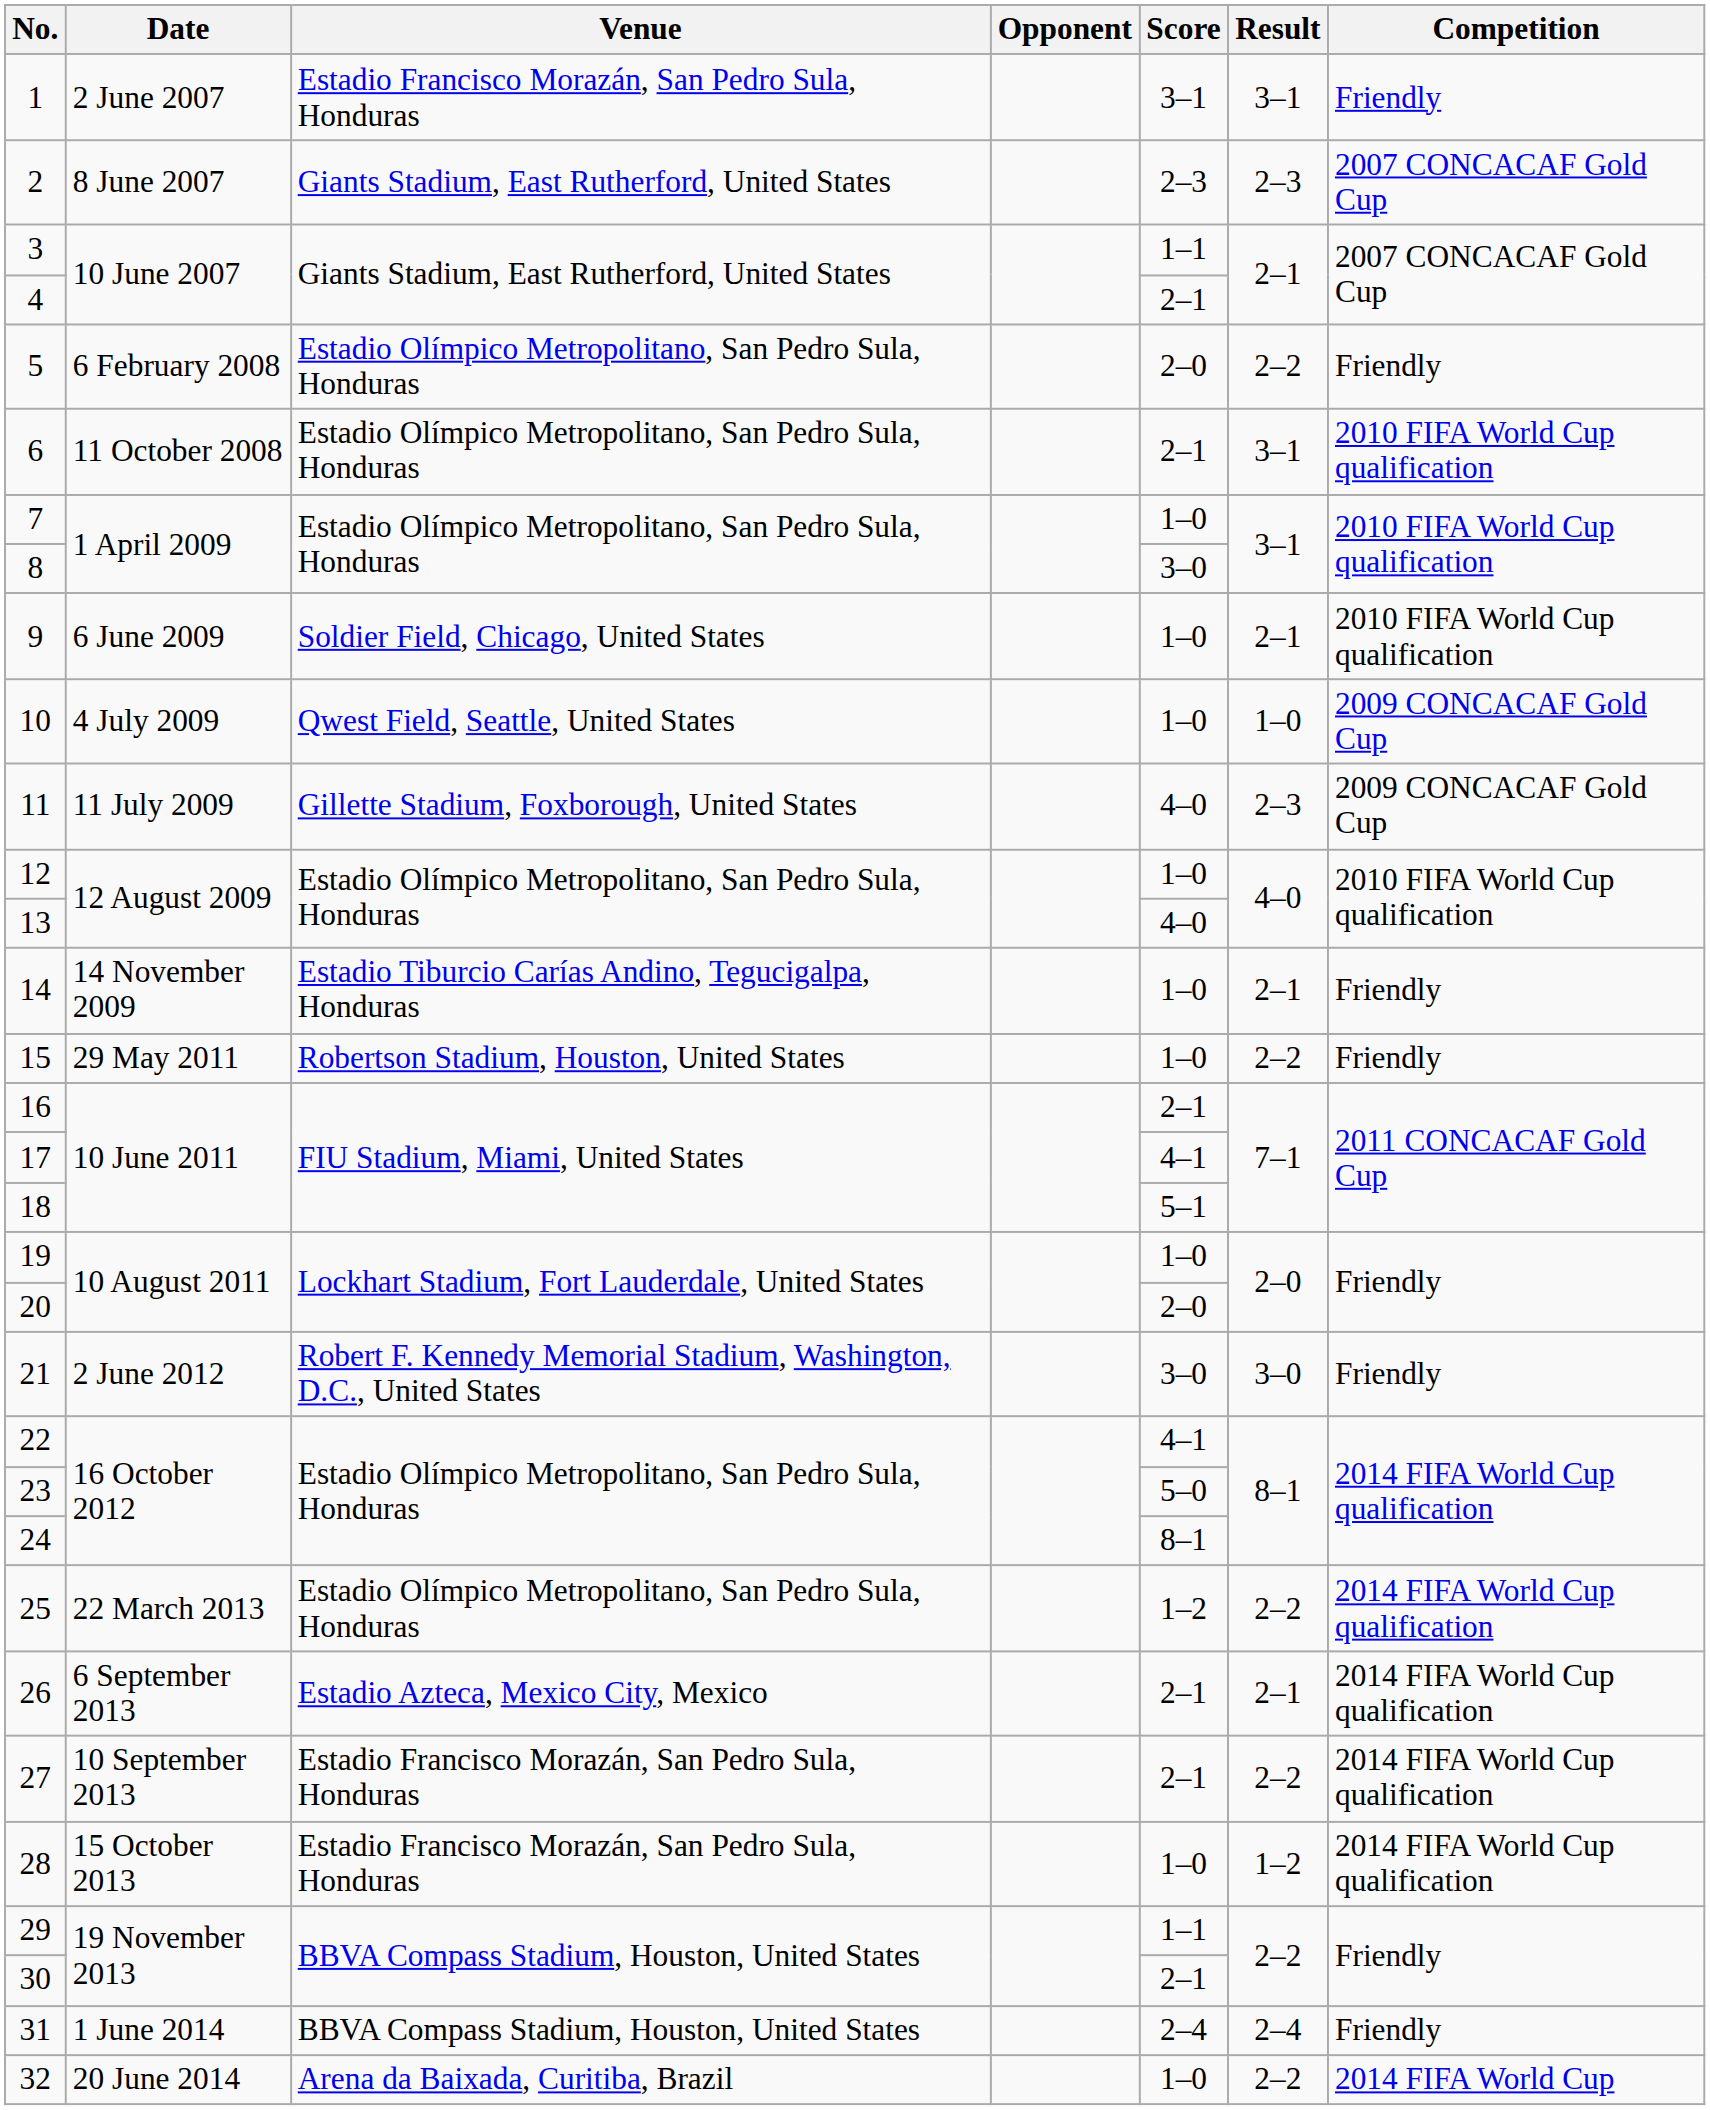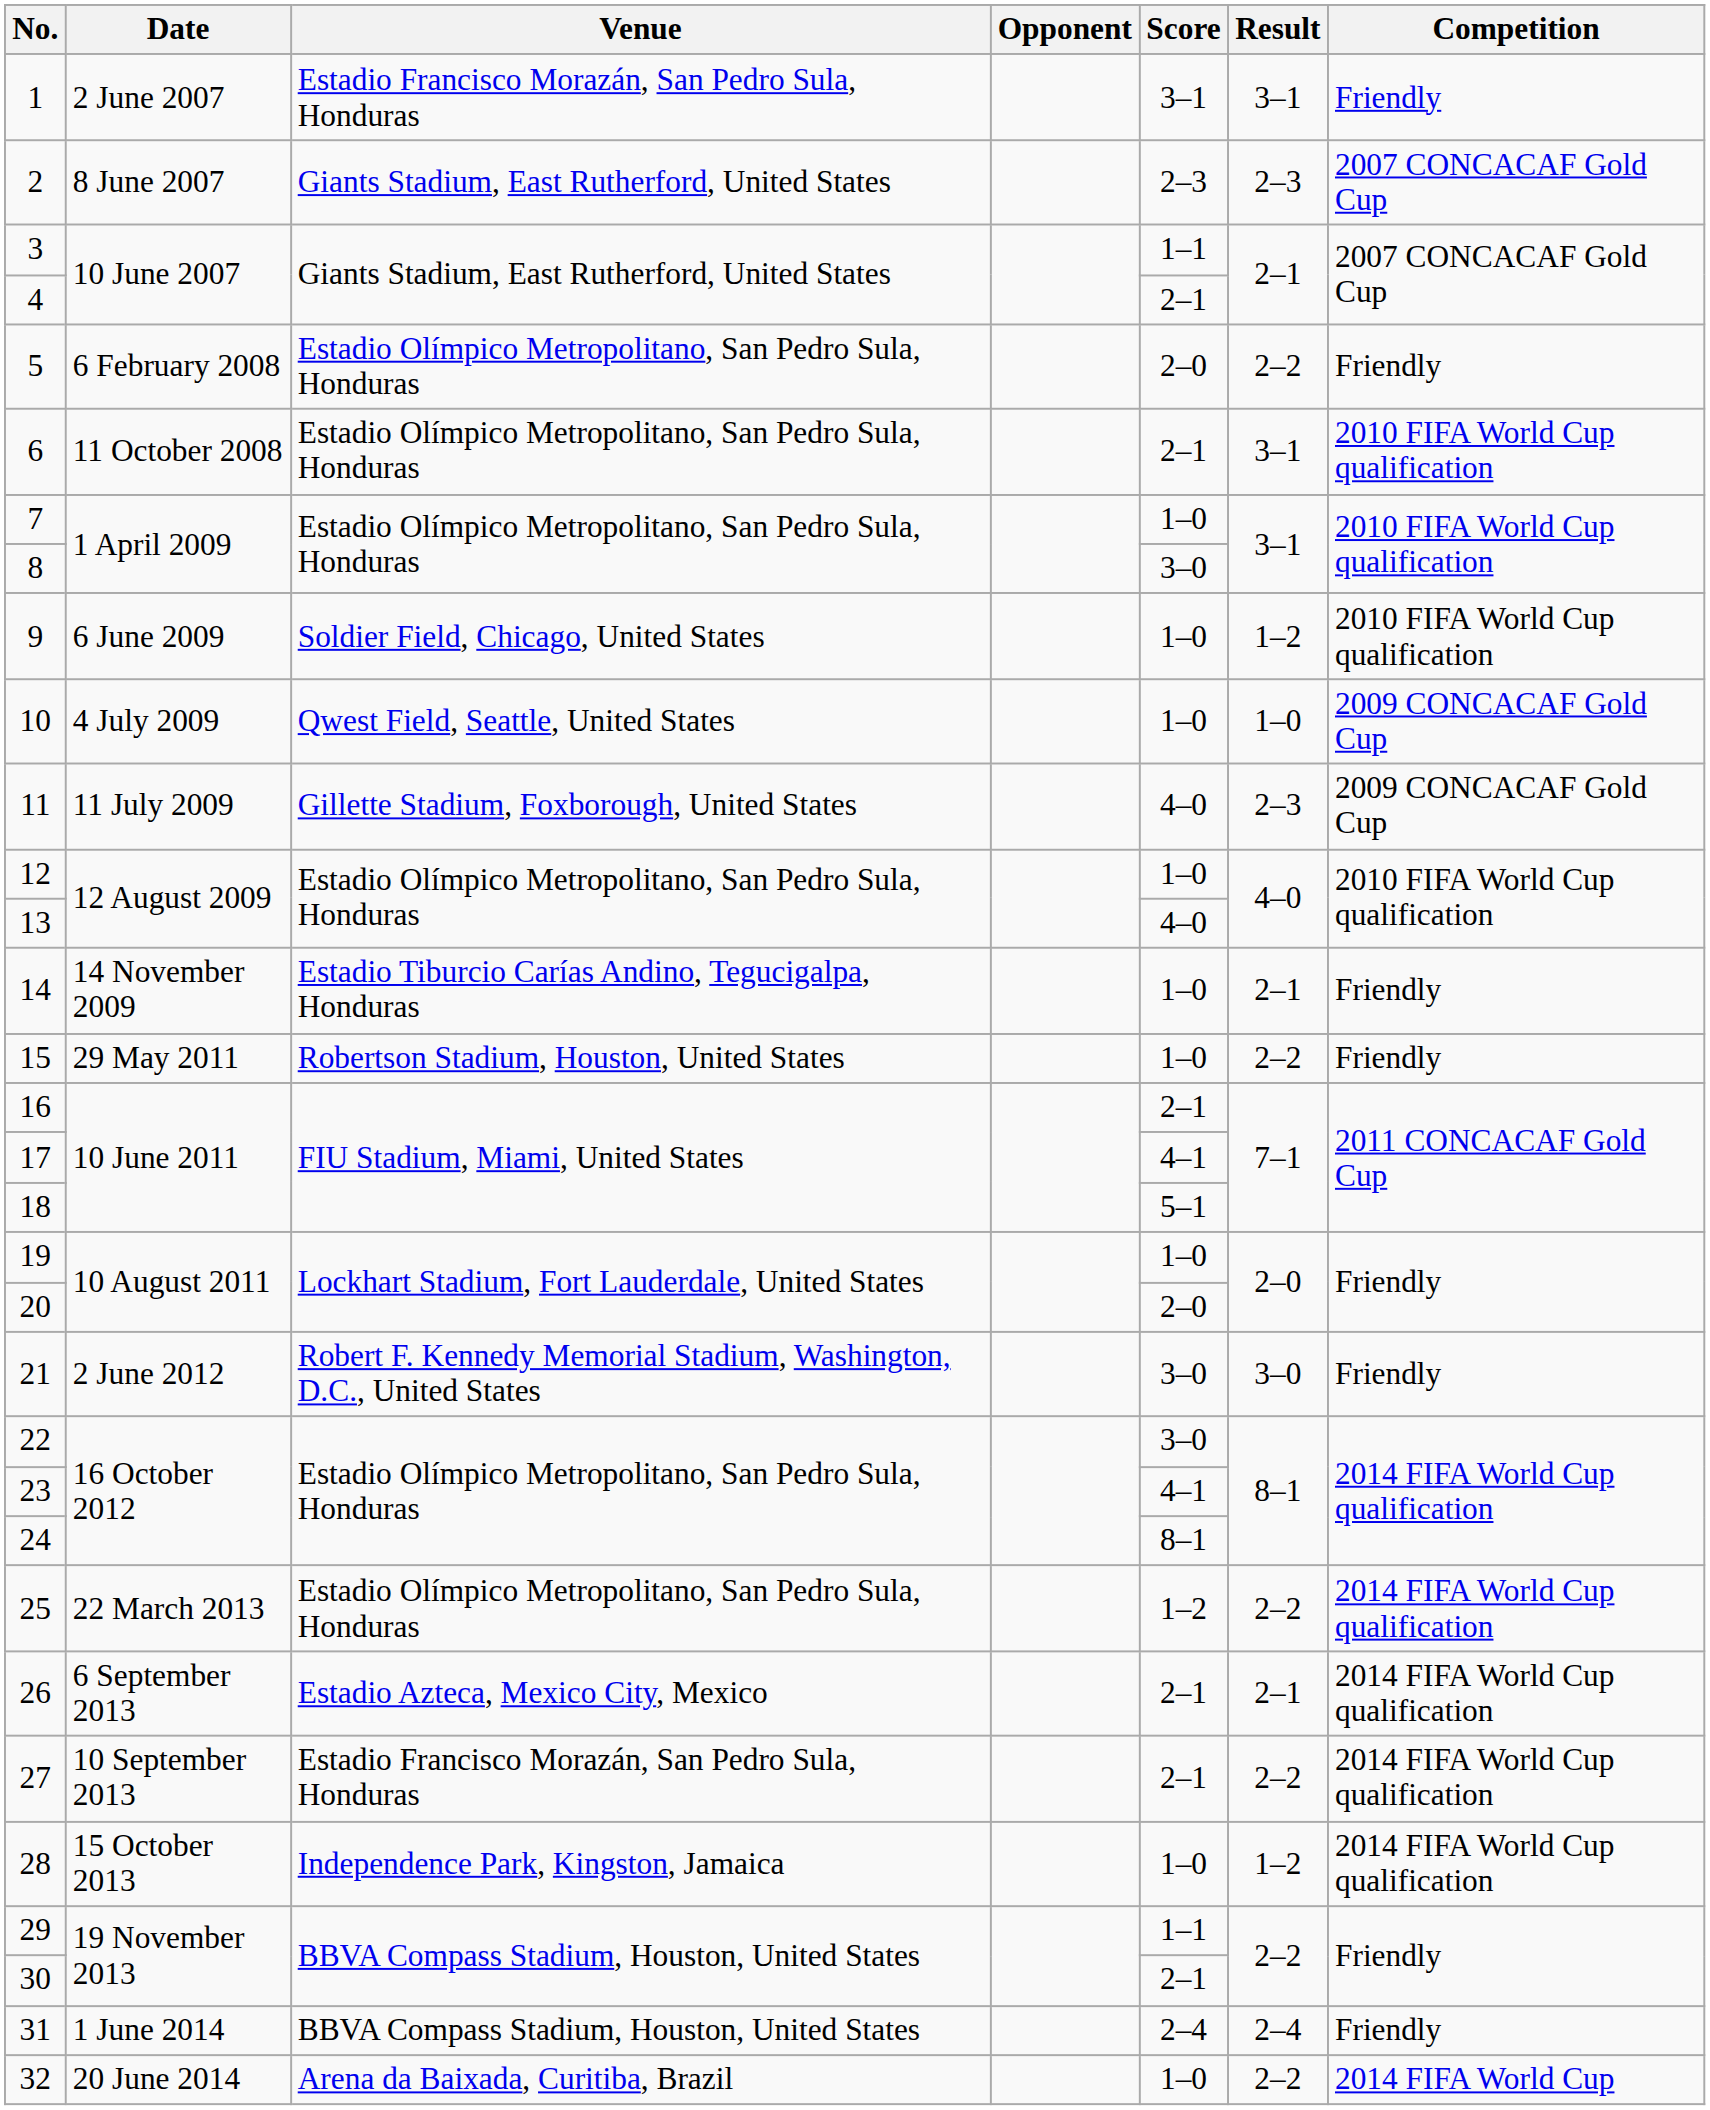(1278, 635) 2–1 -> (1278, 635) 1–2
(1184, 1441) 4–1 -> (1184, 1441) 3–0
(1184, 1490) 5–0 -> (1184, 1490) 4–1
(577, 1862) Estadio Francisco Morazán, San Pedro Sula, Honduras -> (541, 1862) Independence Park, Kingston, Jamaica
